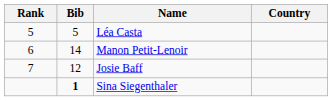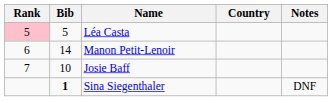+ column: (305, 13)
(31, 31) no background -> (27, 31) pink background
(75, 68) 12 -> (65, 68) 10
